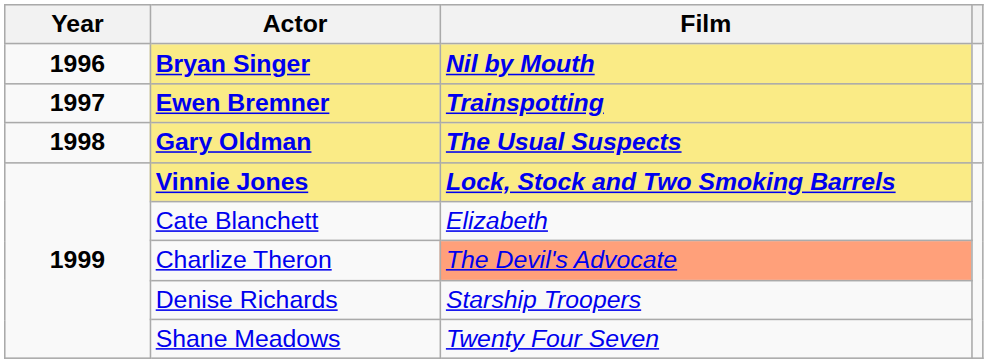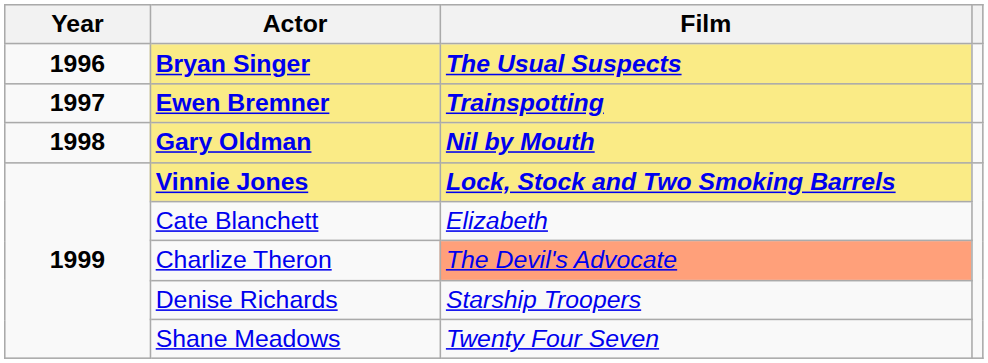(520, 63) Nil by Mouth -> (564, 63) The Usual Suspects
(564, 142) The Usual Suspects -> (520, 142) Nil by Mouth
